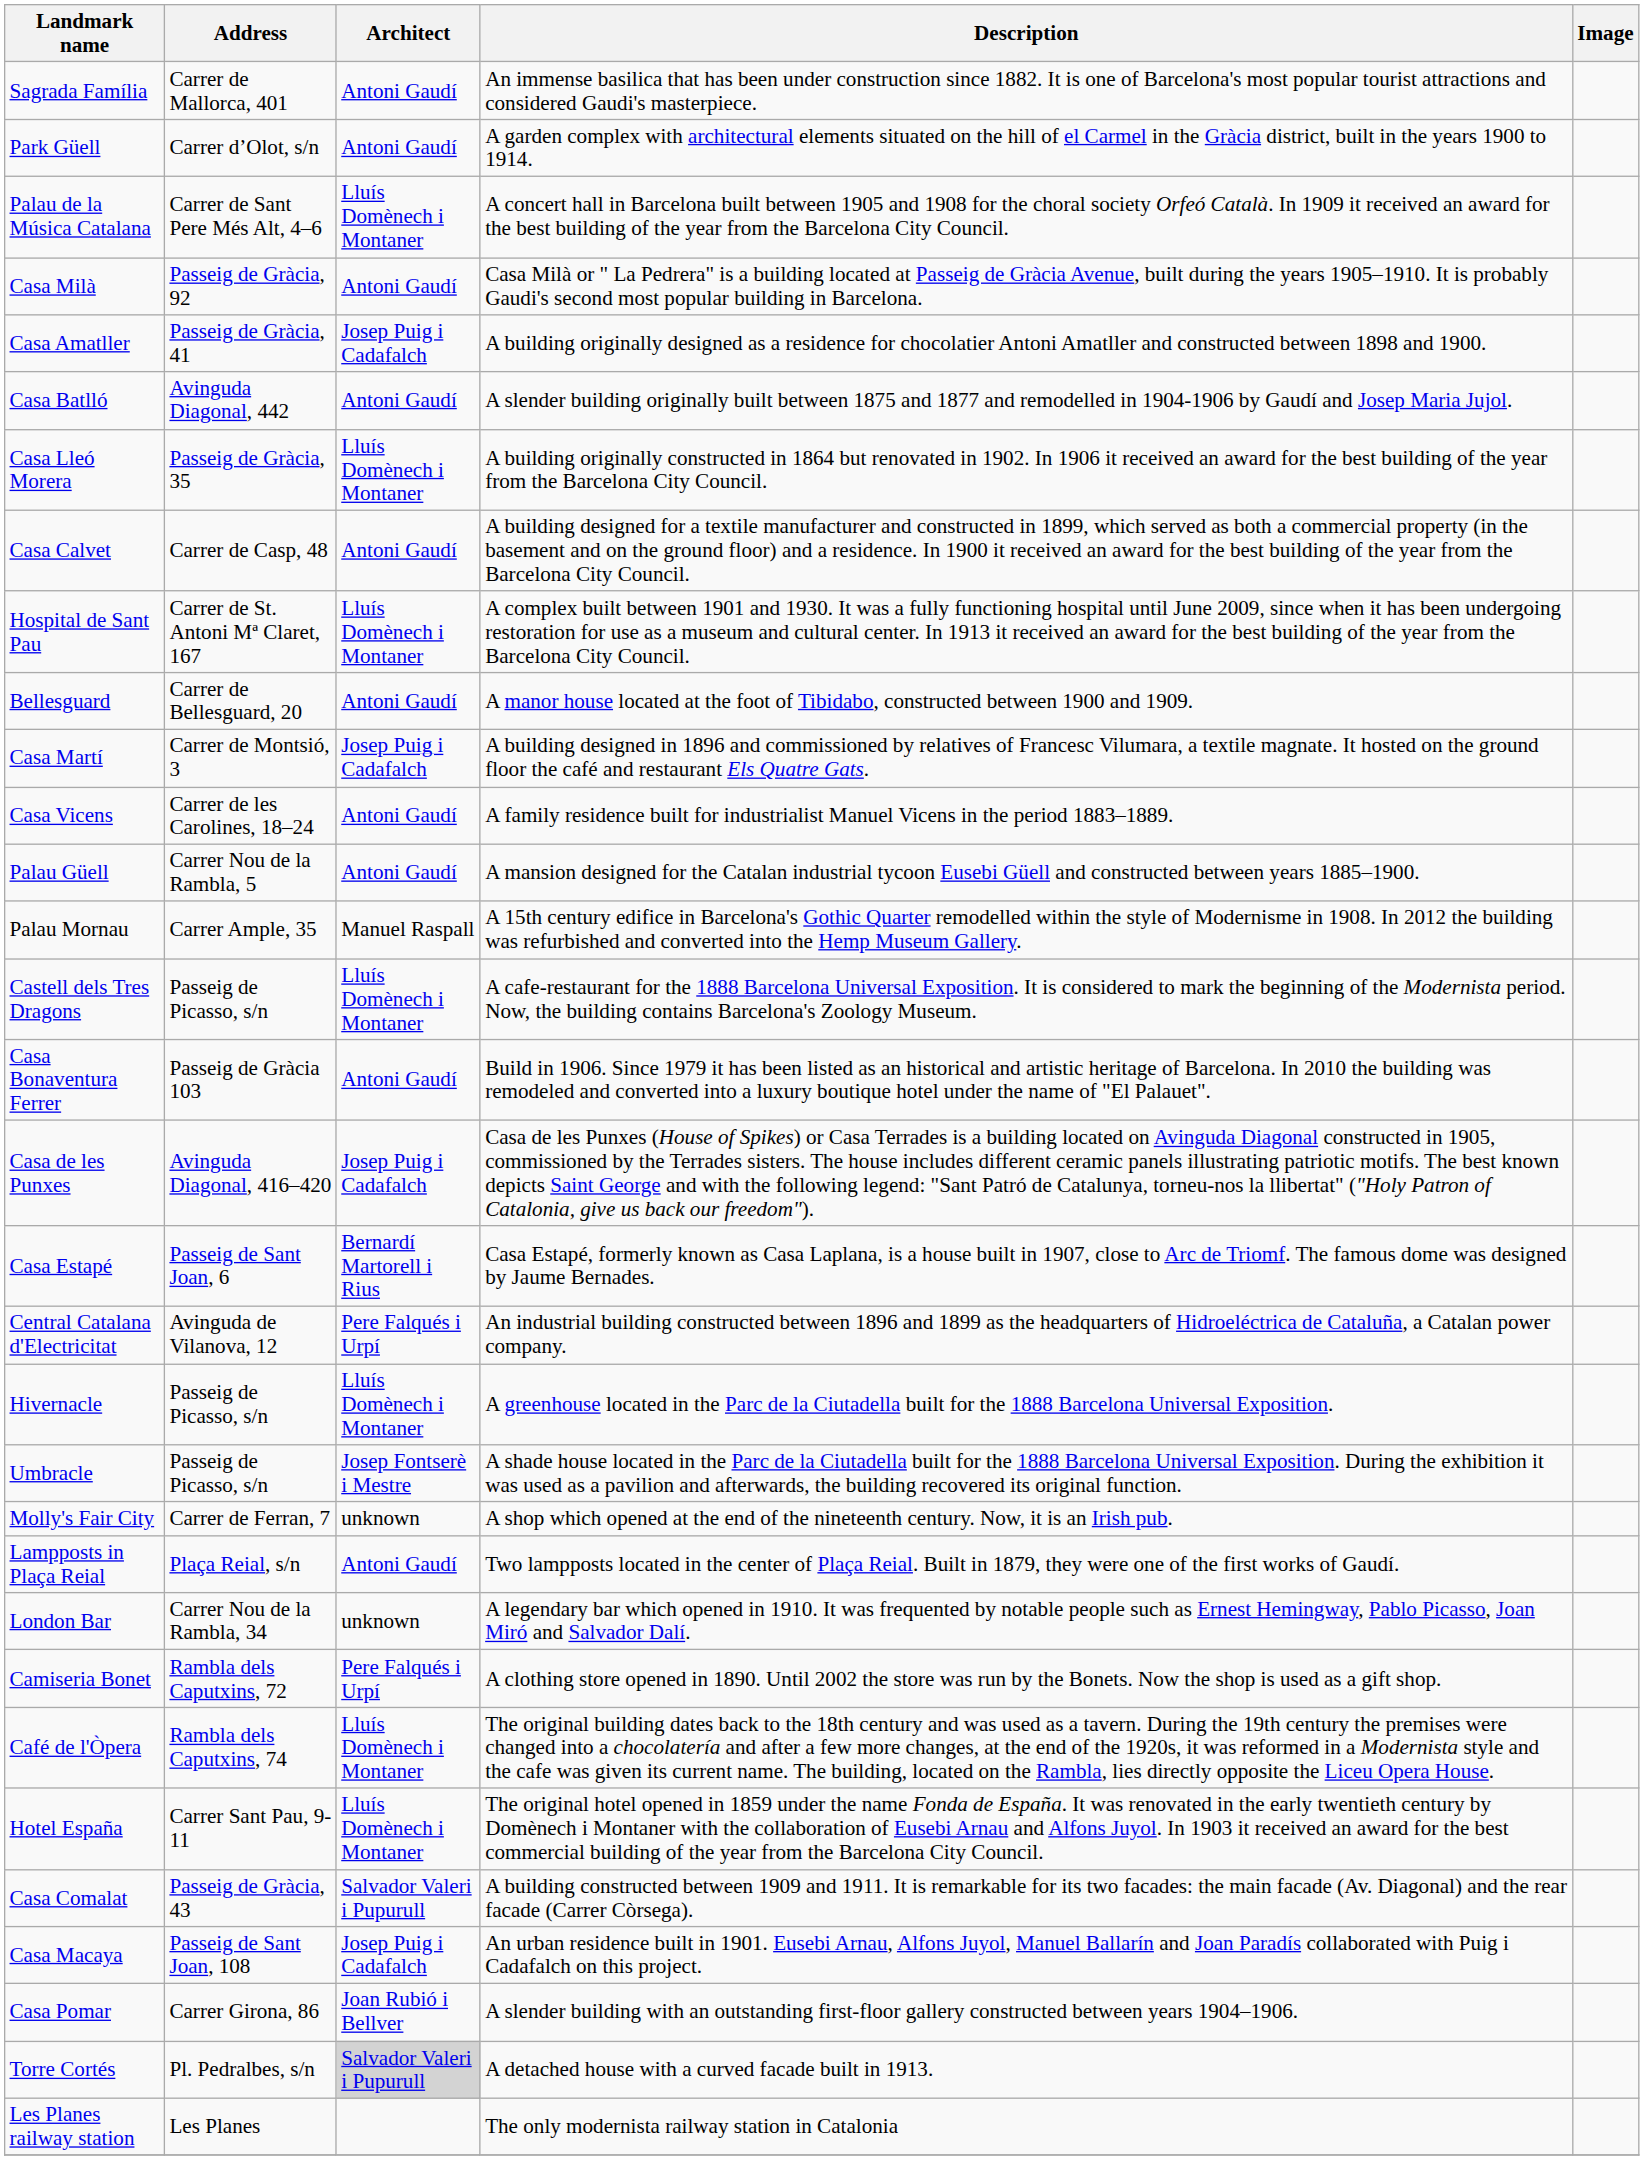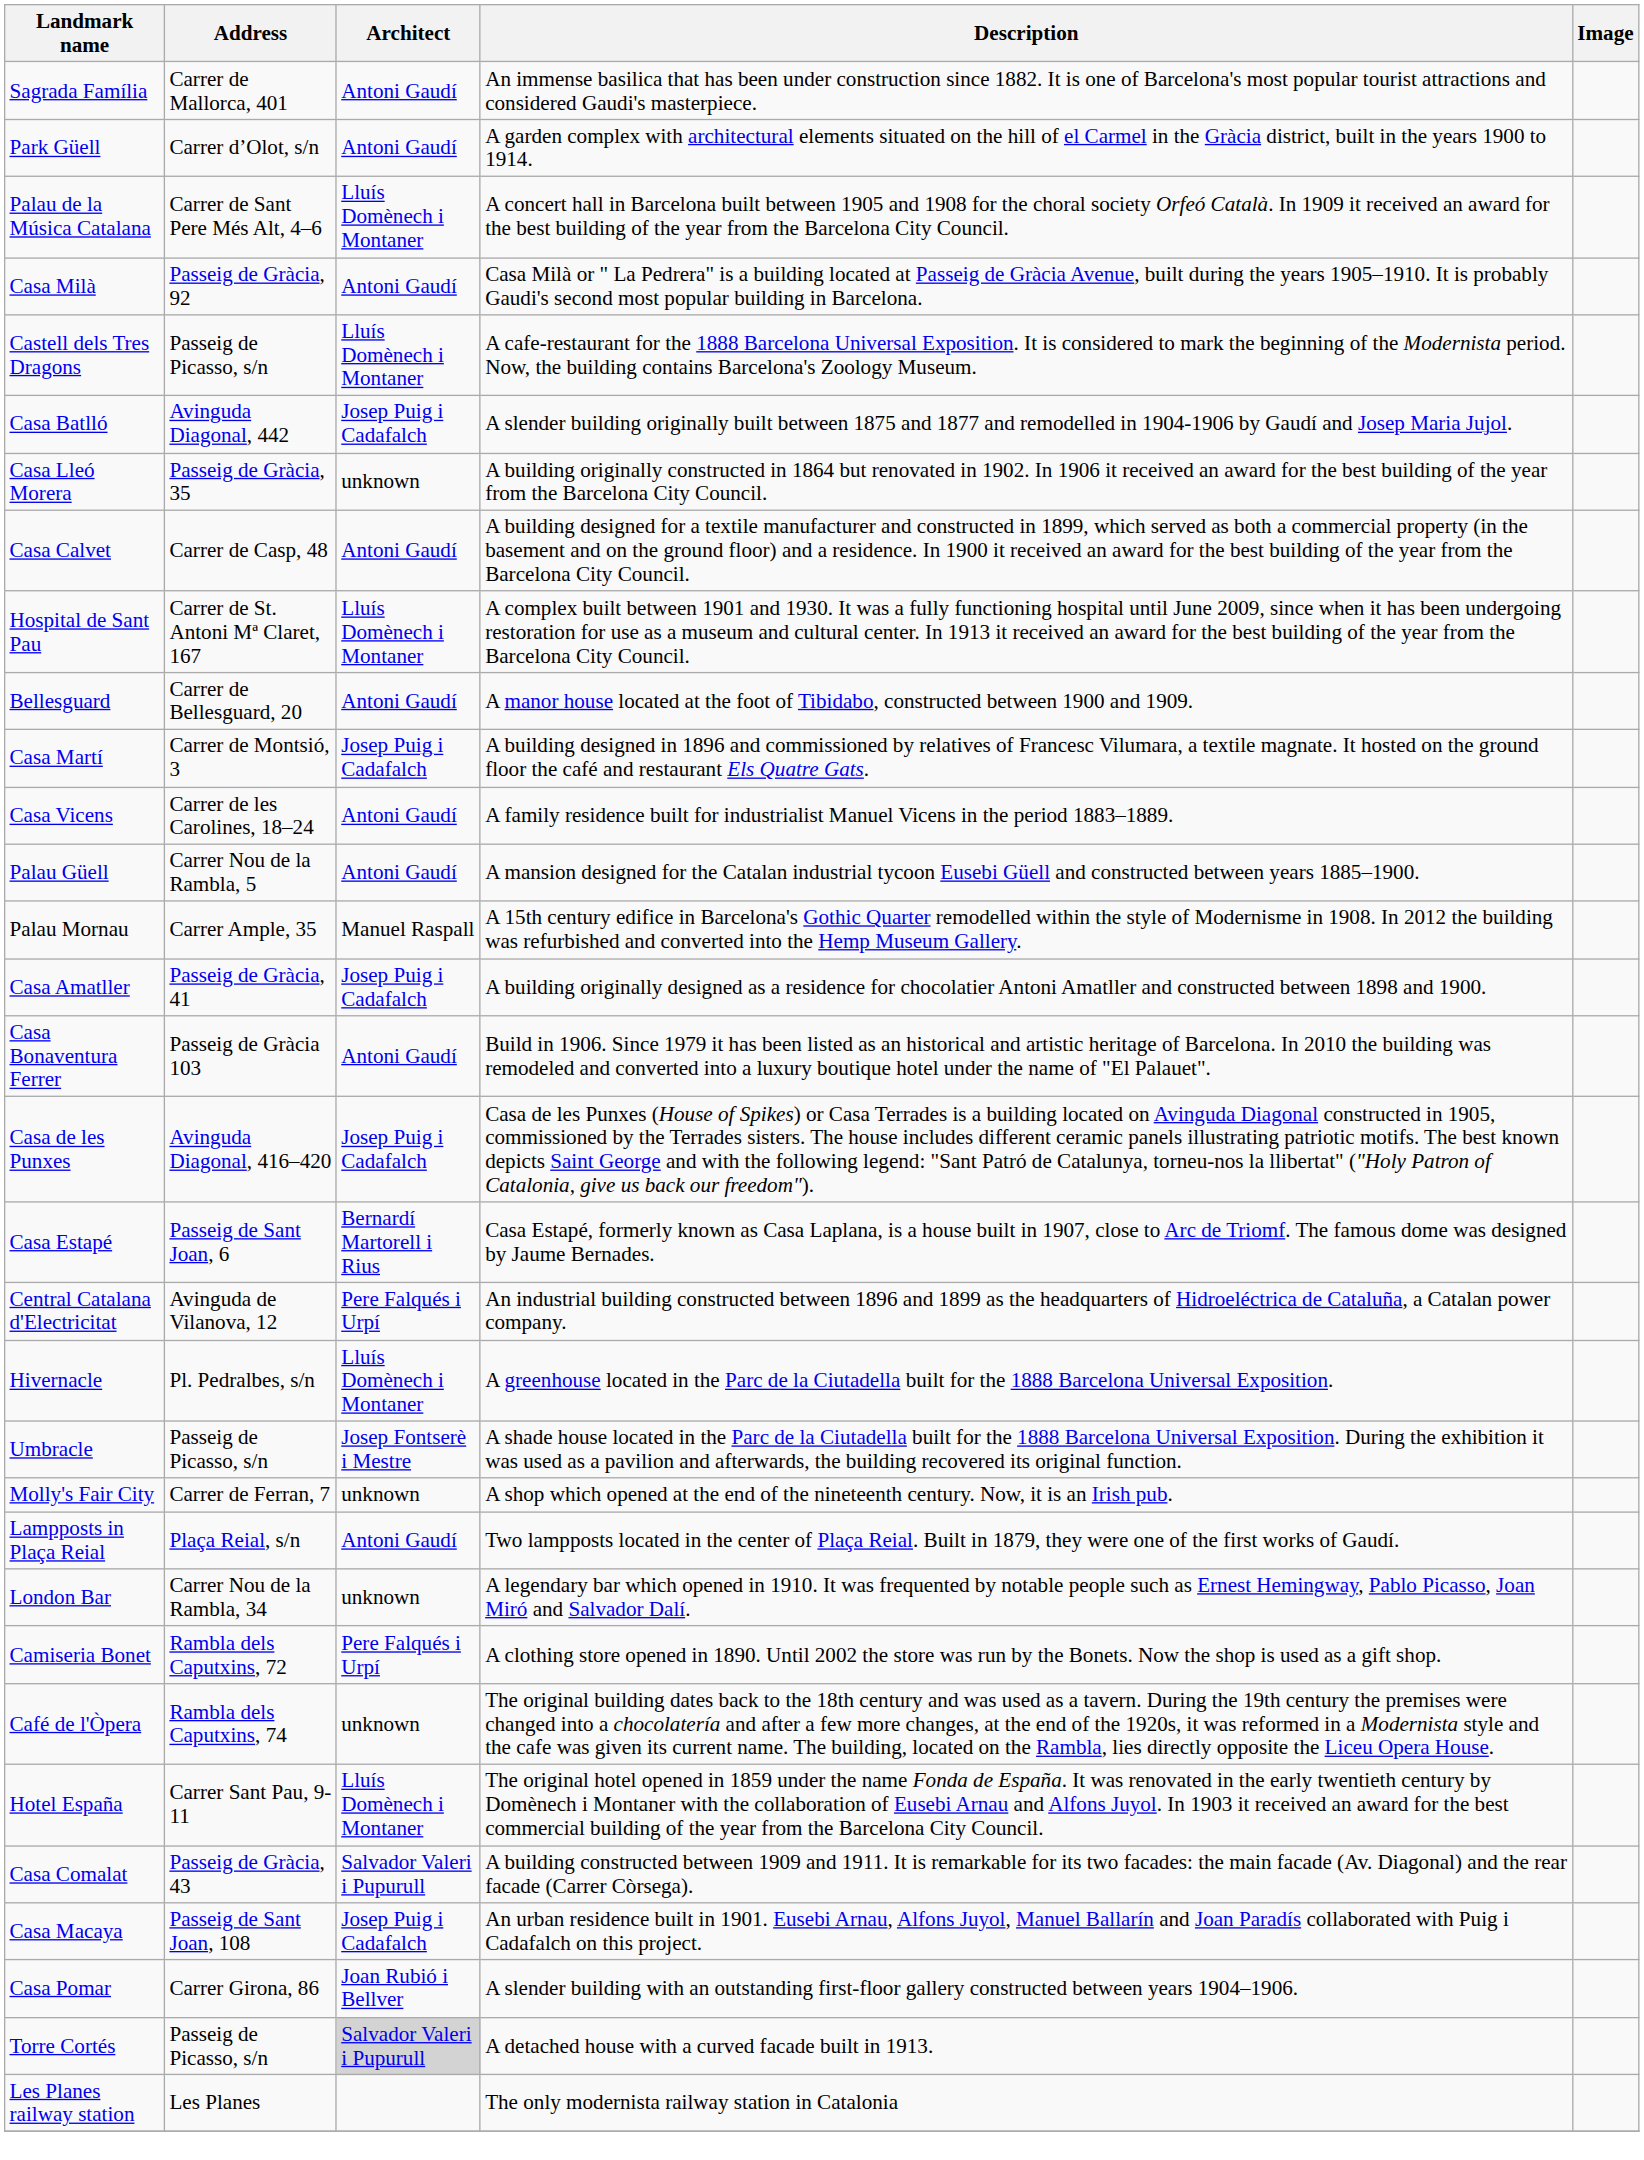rows swapped: (70, 343) <-> (79, 998)
(399, 400) Antoni Gaudí -> (392, 424) Josep Puig i Cadafalch
(393, 469) Lluís Domènech i Montaner -> (381, 481) unknown
(219, 1403) Passeig de Picasso, s/n -> (242, 1380) Pl. Pedralbes, s/n
(393, 1747) Lluís Domènech i Montaner -> (381, 1723) unknown
(242, 2069) Pl. Pedralbes, s/n -> (219, 2045) Passeig de Picasso, s/n
